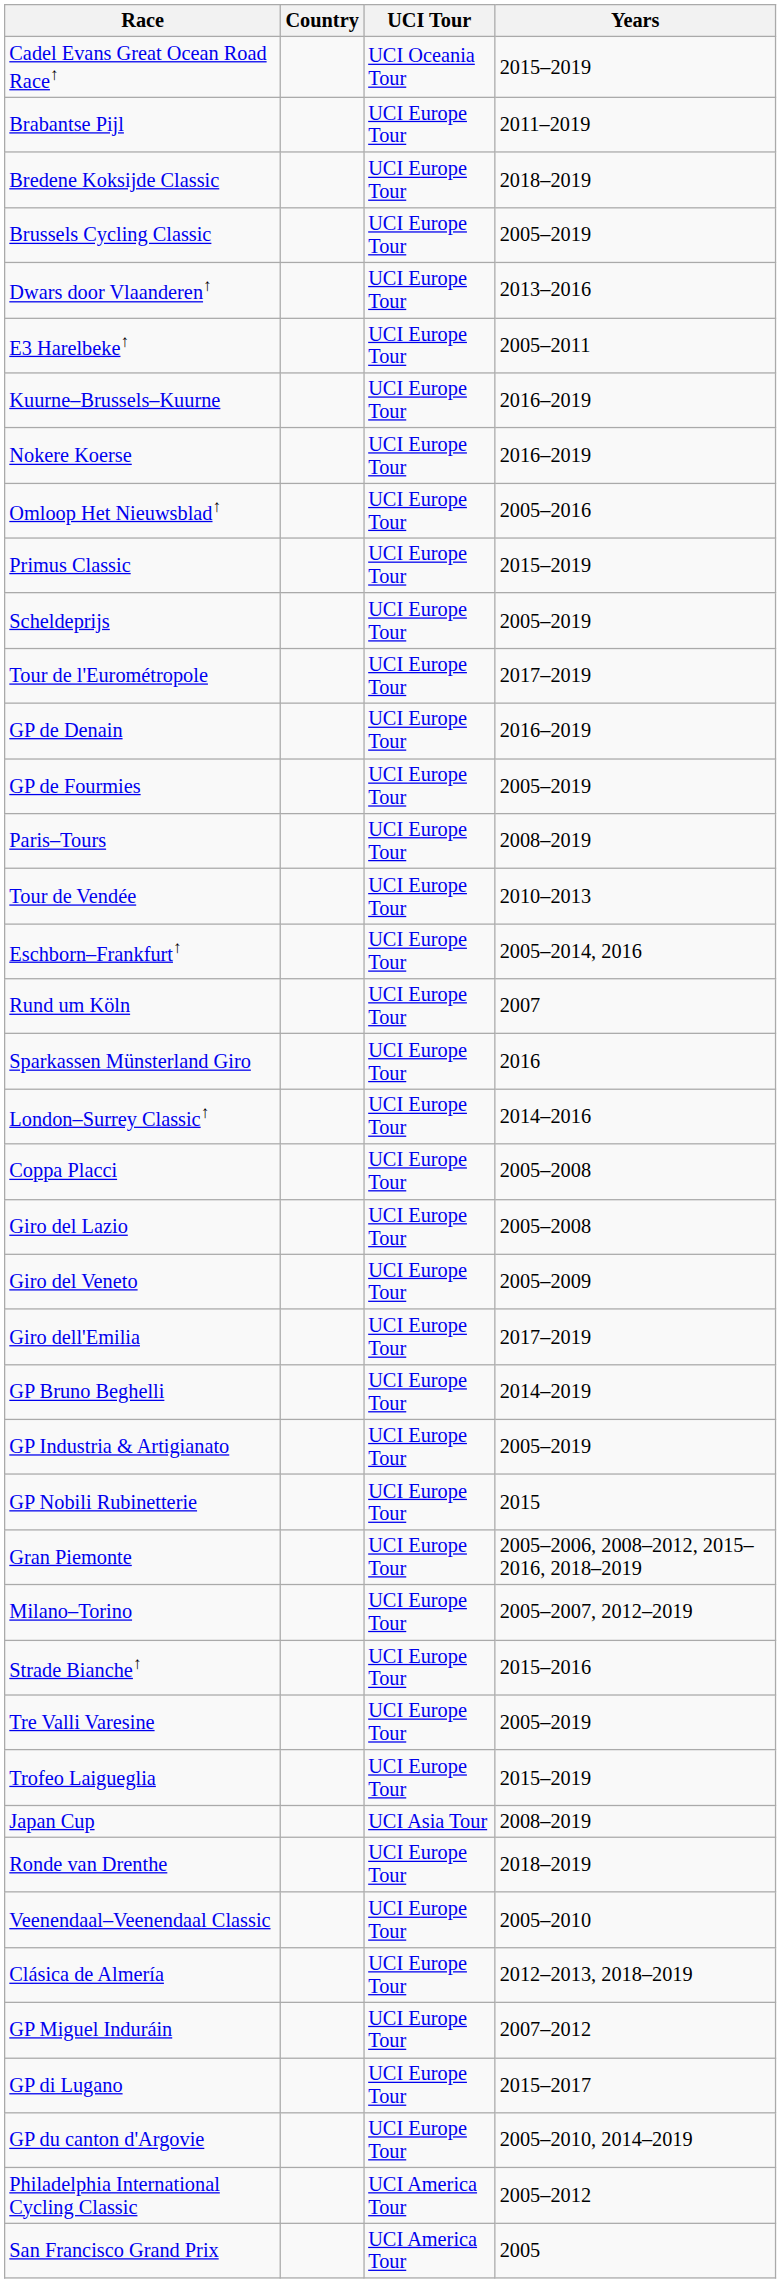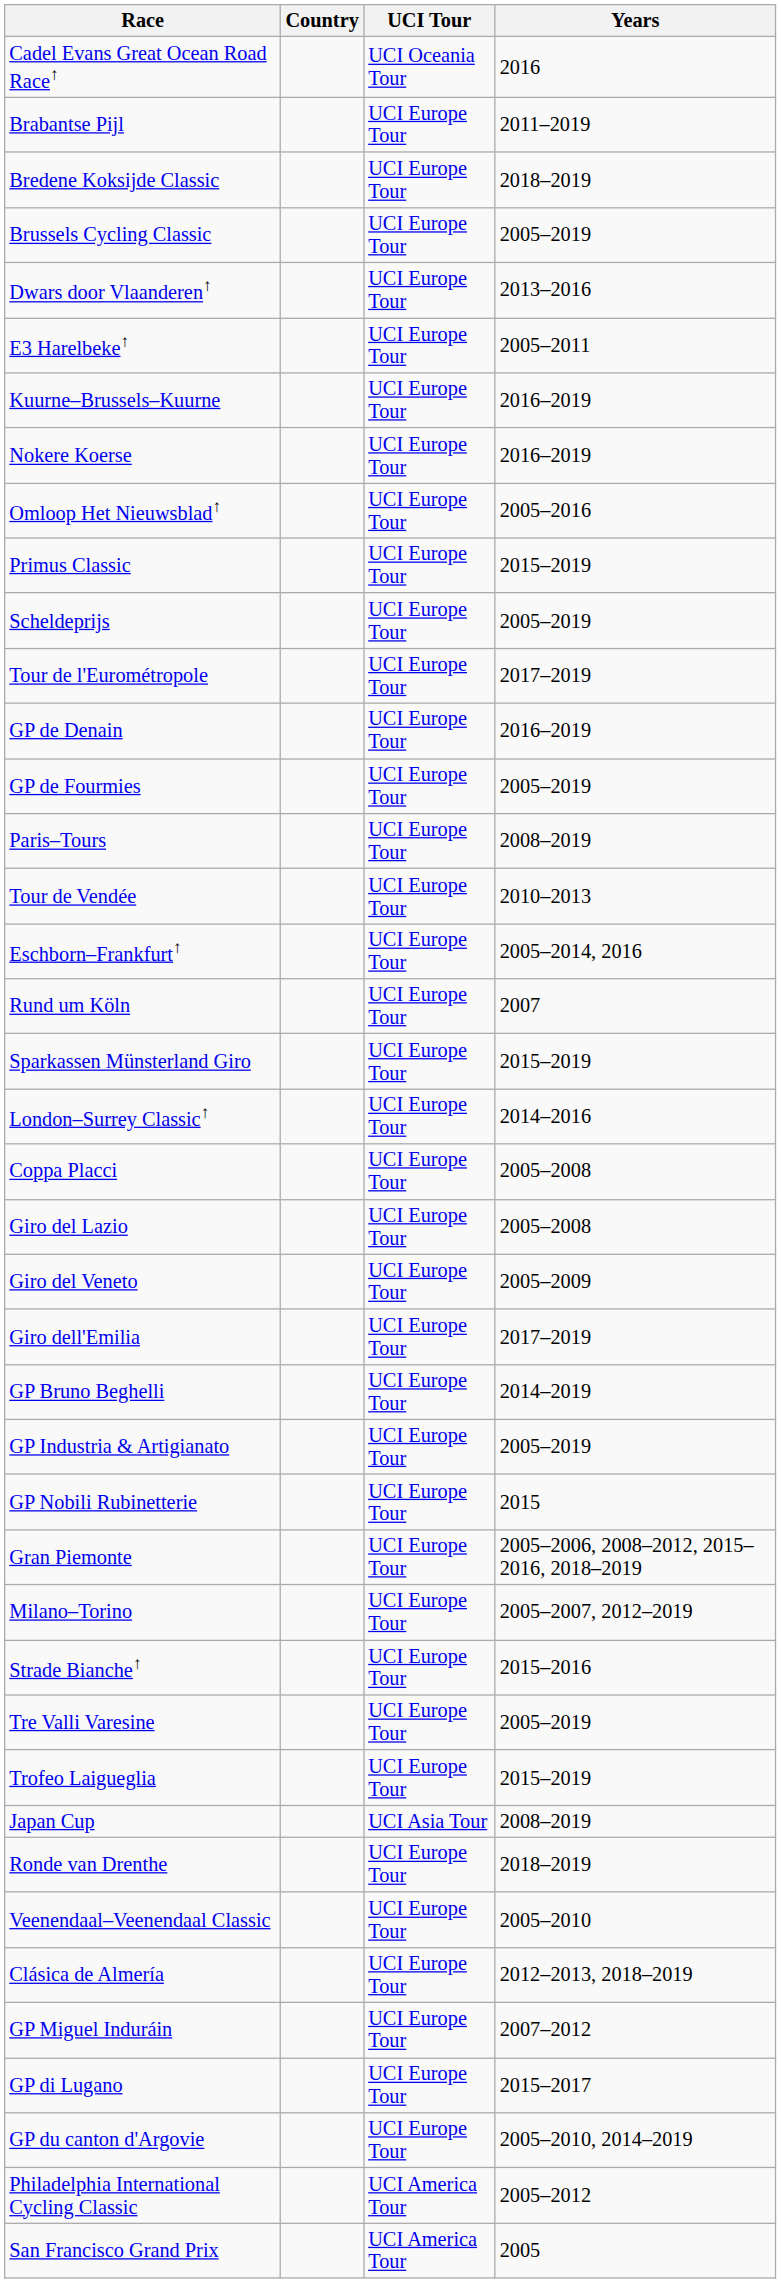(545, 67) 2015–2019 -> (520, 67) 2016
(520, 1061) 2016 -> (545, 1061) 2015–2019
